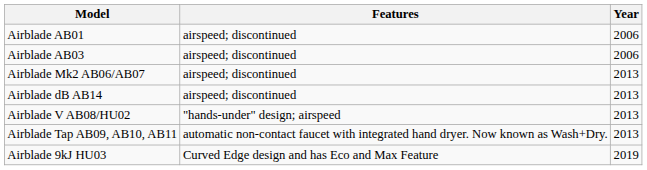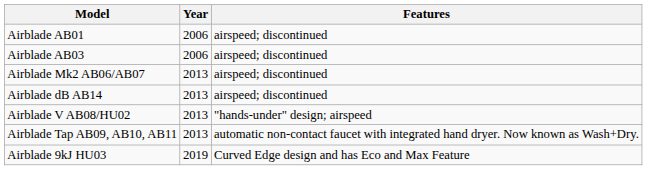columns swapped: (626, 14) <-> (395, 14)
